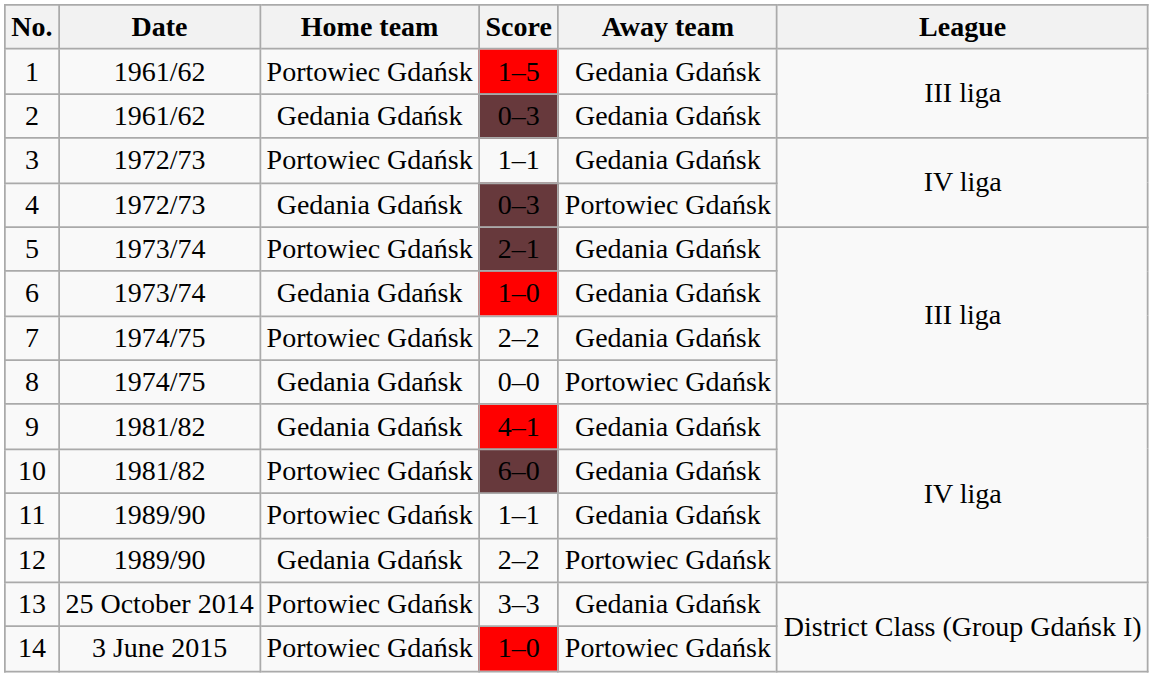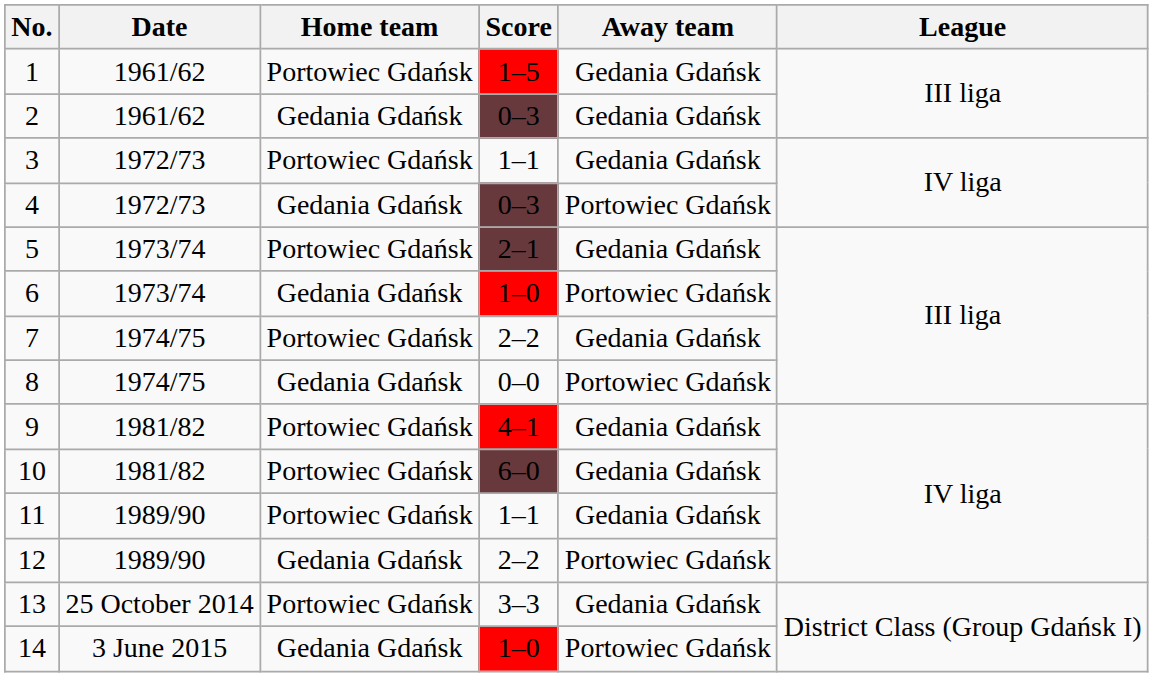(668, 293) Gedania Gdańsk -> (668, 293) Portowiec Gdańsk
(370, 426) Gedania Gdańsk -> (370, 426) Portowiec Gdańsk
(370, 648) Portowiec Gdańsk -> (370, 648) Gedania Gdańsk
